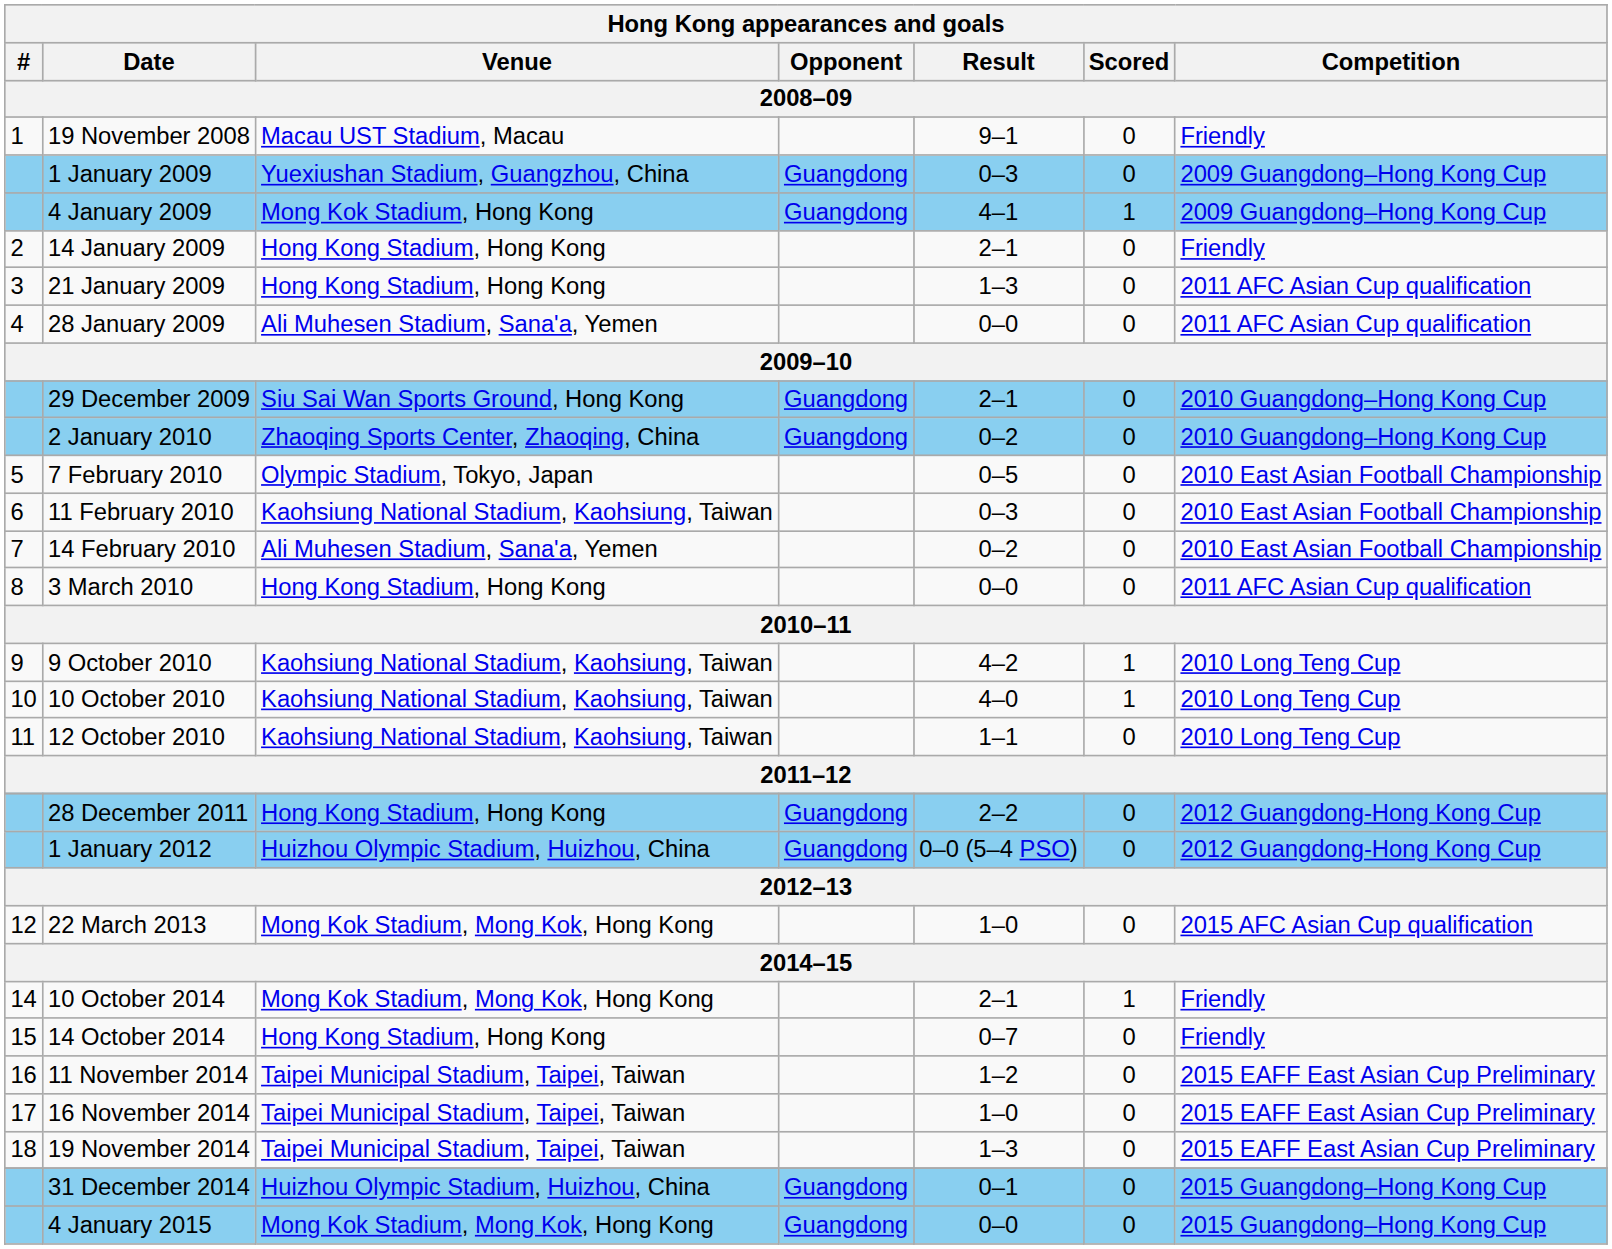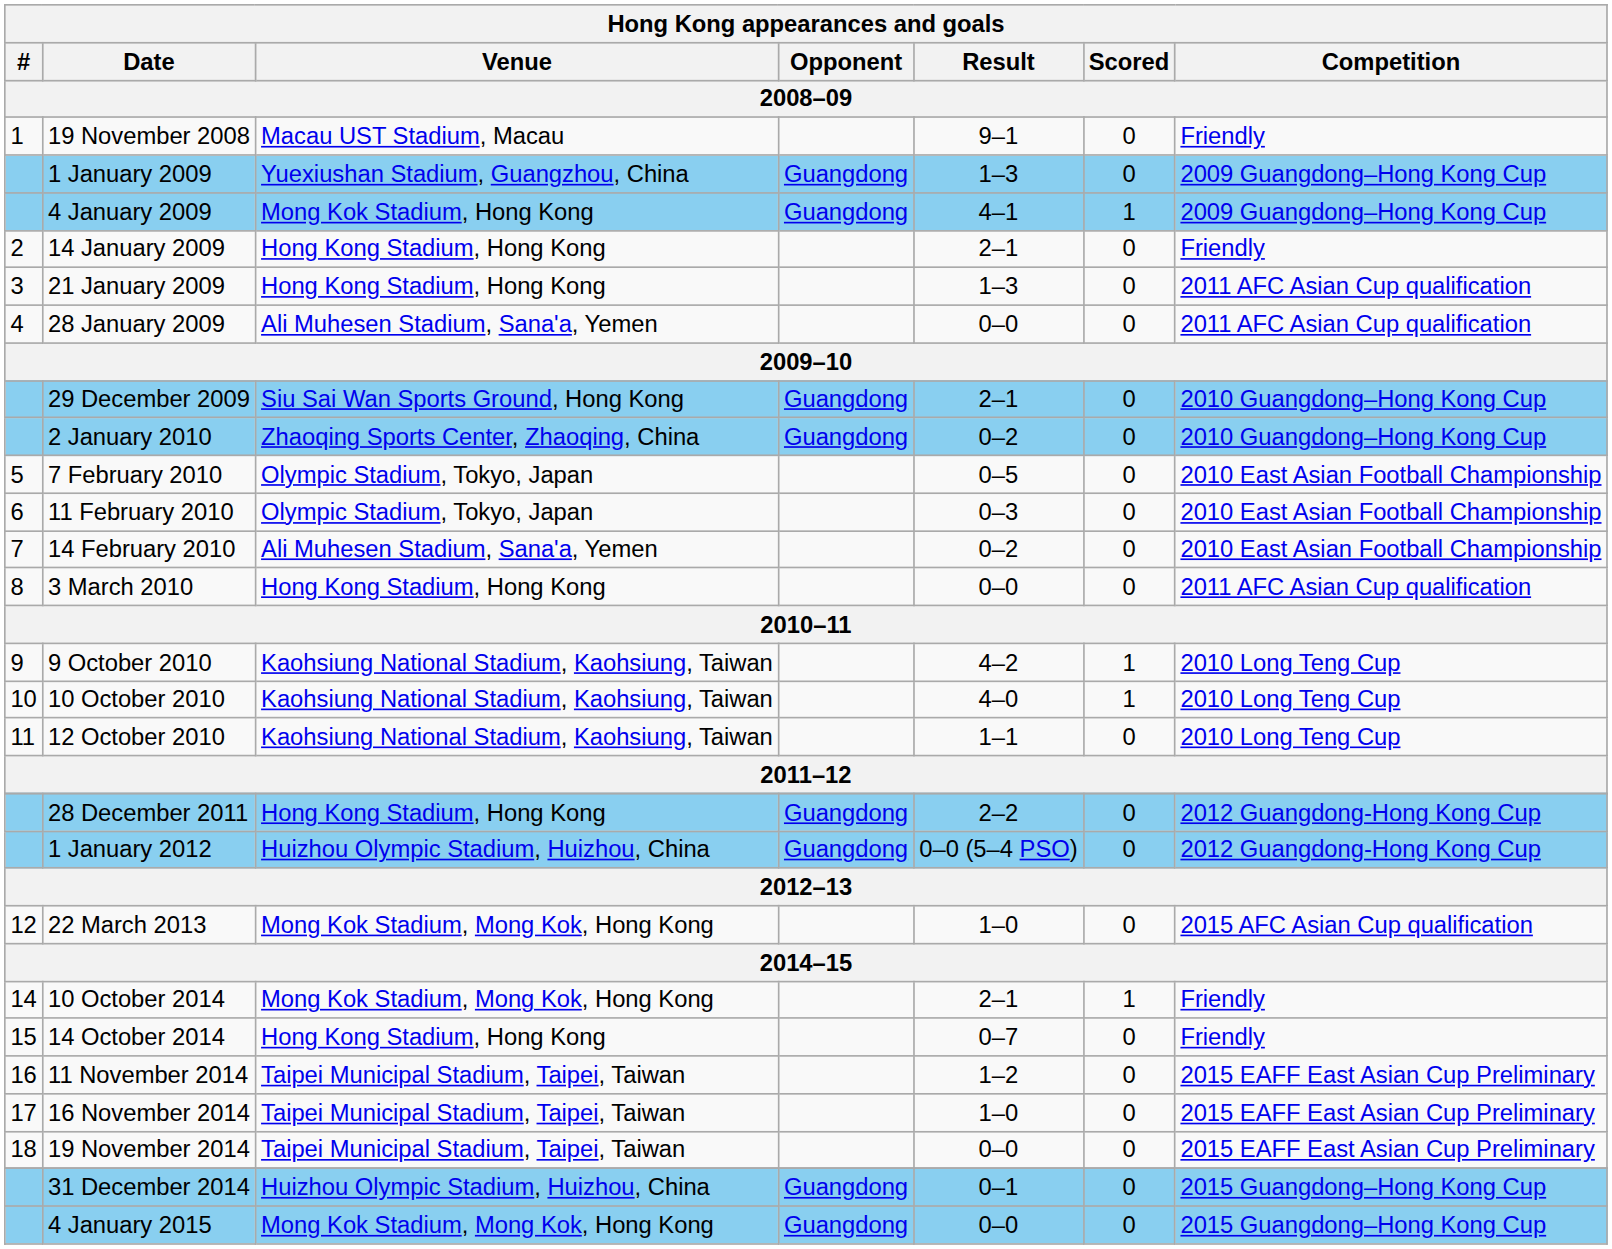(998, 174) 0–3 -> (998, 174) 1–3
(517, 512) Kaohsiung National Stadium, Kaohsiung, Taiwan -> (427, 512) Olympic Stadium, Tokyo, Japan
(998, 1150) 1–3 -> (998, 1150) 0–0
